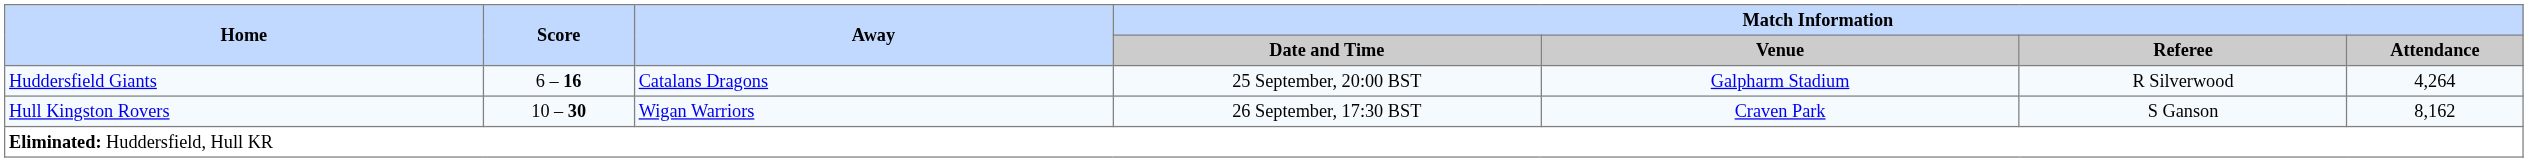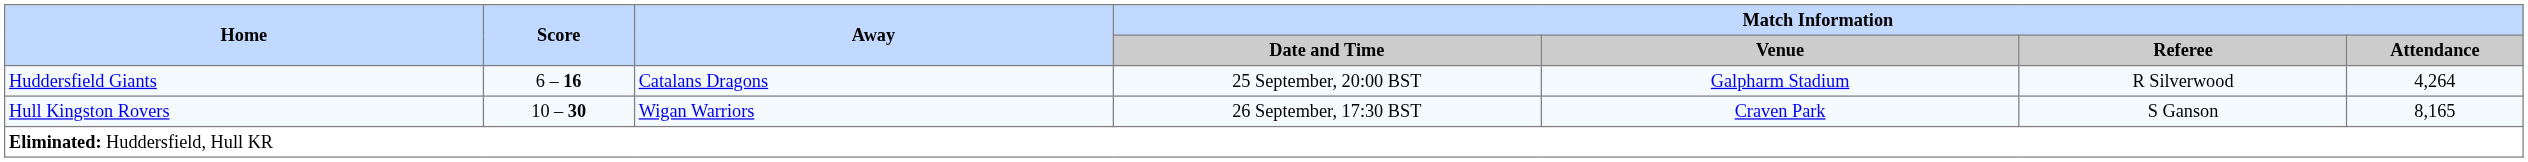(2435, 111) 8,162 -> (2435, 111) 8,165
